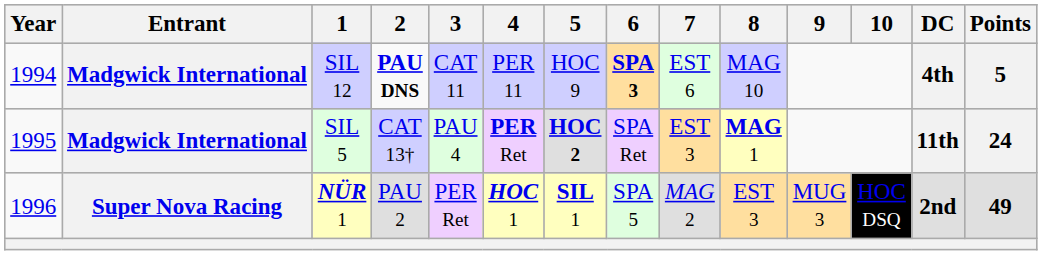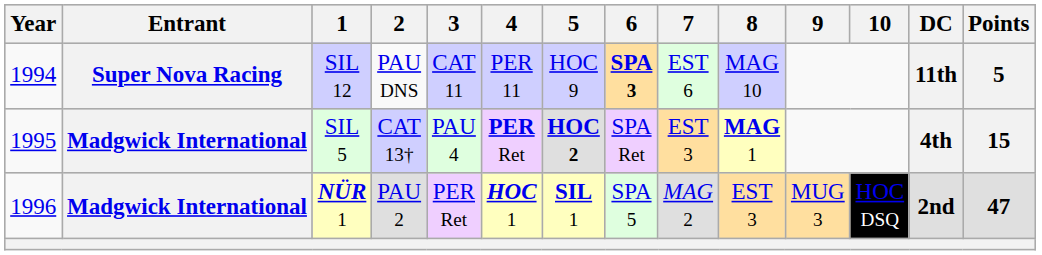(187, 75) Madgwick International -> (187, 75) Super Nova Racing
(400, 75) bold -> (399, 75) normal
(938, 75) 4th -> (936, 75) 11th
(938, 140) 11th -> (936, 140) 4th
(1000, 140) 24 -> (999, 140) 15
(187, 205) Super Nova Racing -> (187, 205) Madgwick International
(1000, 205) 49 -> (999, 205) 47
